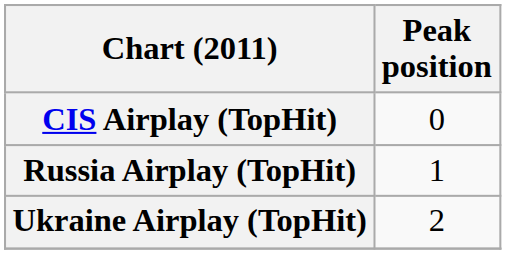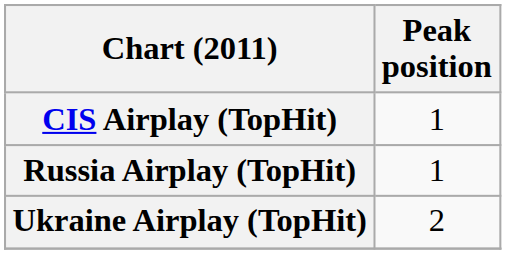(437, 118) 0 -> (437, 118) 1
